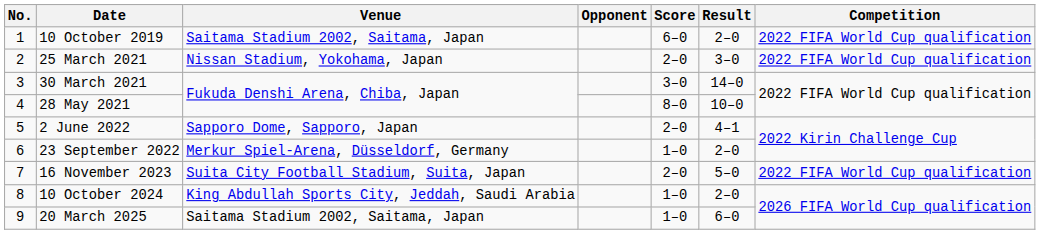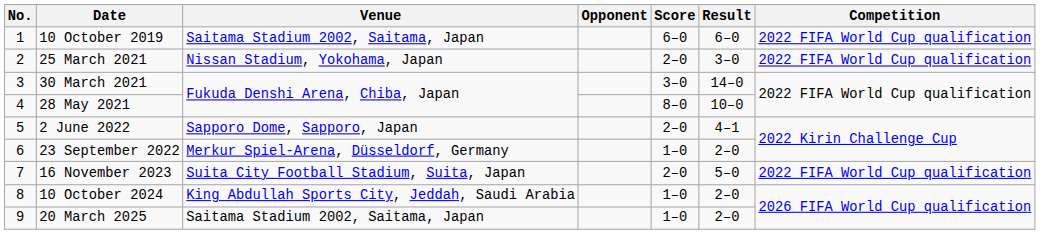(727, 38) 2–0 -> (727, 38) 6–0
(727, 218) 6–0 -> (727, 218) 2–0
